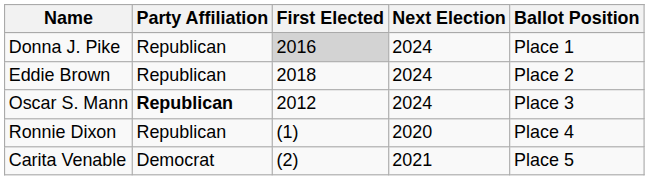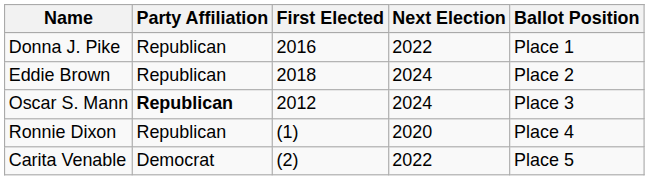(296, 47) lightgrey background -> (296, 47) no background
(412, 47) 2024 -> (412, 47) 2022
(412, 160) 2021 -> (412, 160) 2022
